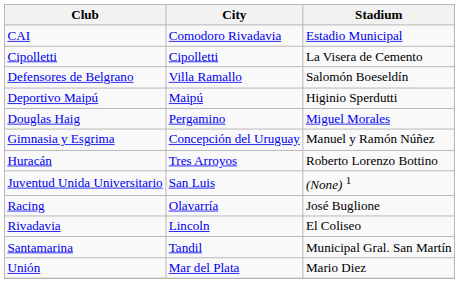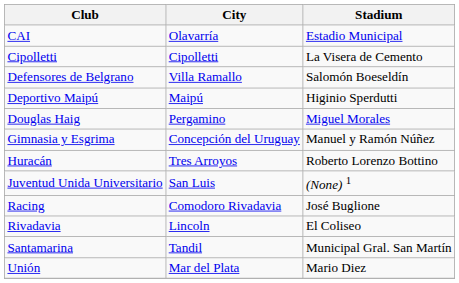(225, 35) Comodoro Rivadavia -> (193, 35) Olavarría
(193, 205) Olavarría -> (225, 205) Comodoro Rivadavia
